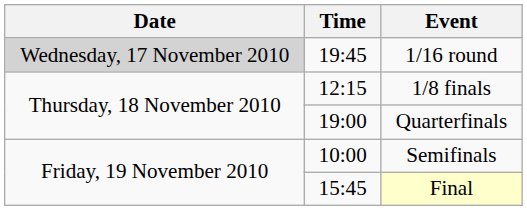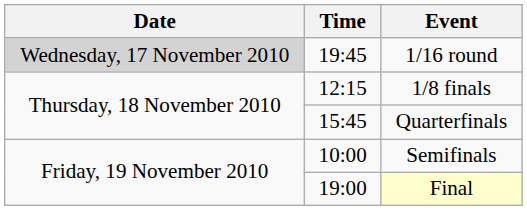(343, 121) 19:00 -> (343, 121) 15:45
(343, 188) 15:45 -> (343, 188) 19:00
